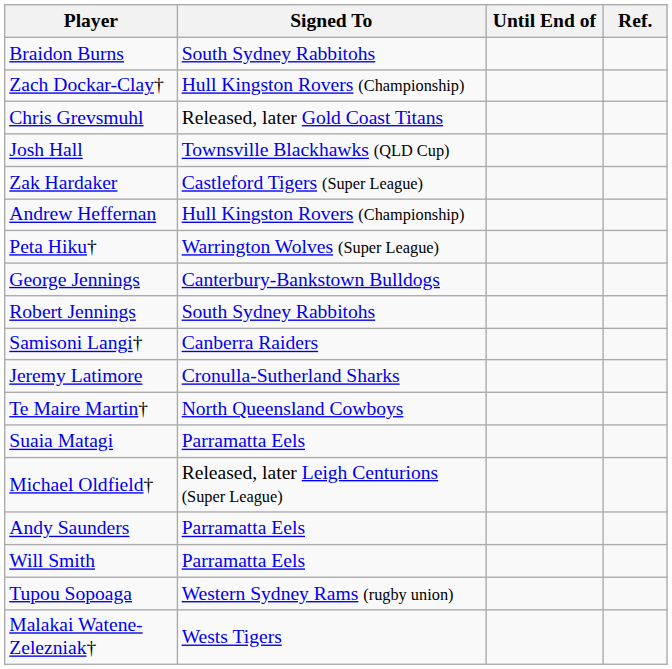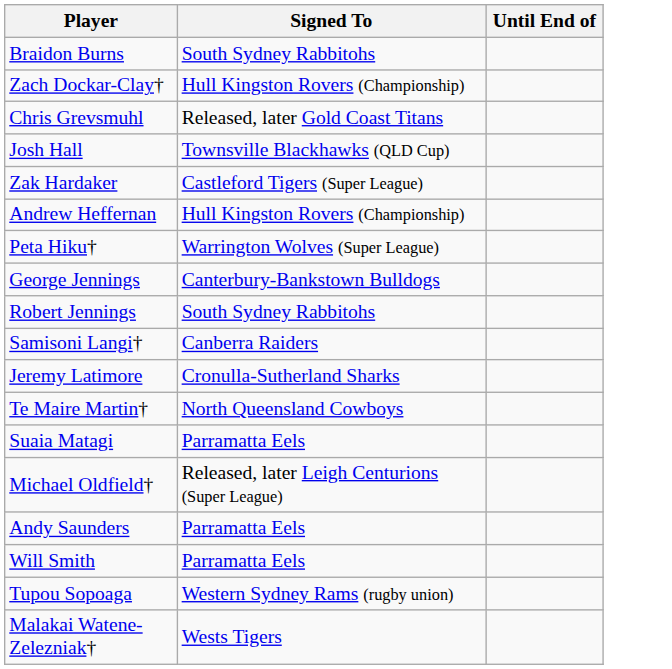- column: (635, 21)
